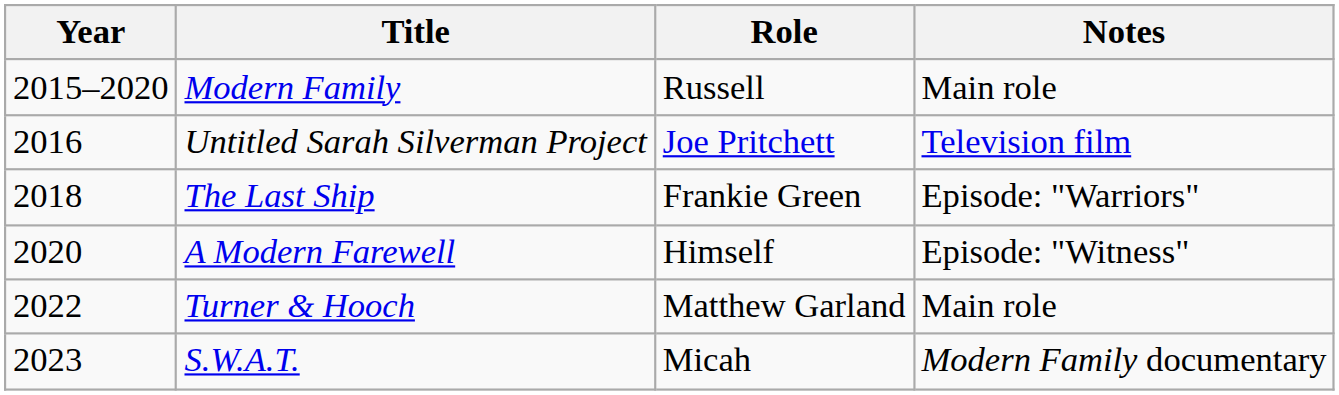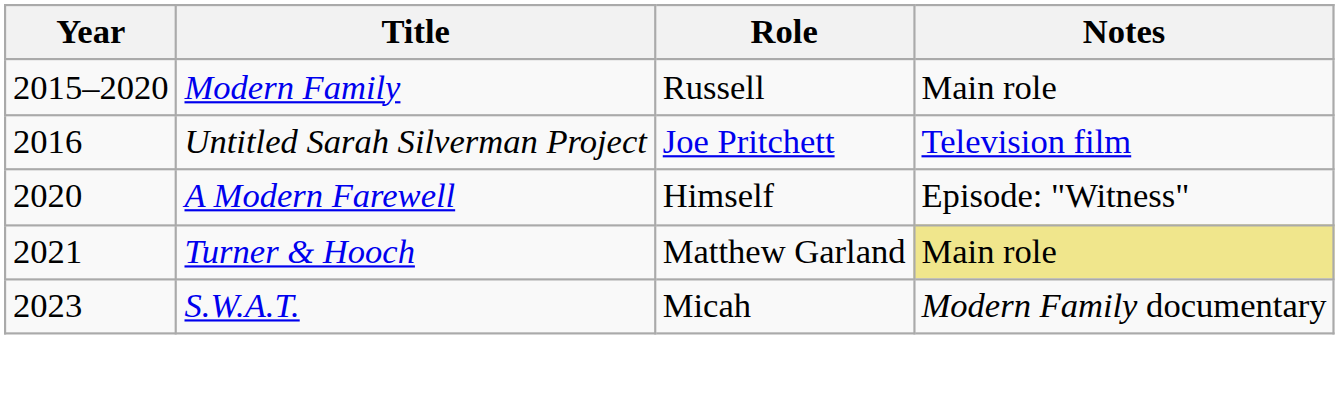- row: (280, 196)
(48, 305) 2022 -> (48, 251) 2021
(989, 305) no background -> (989, 251) khaki background
